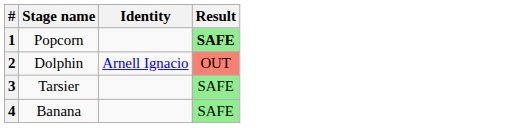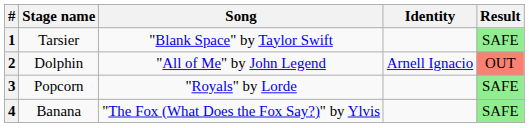+ column: (241, 16)
(59, 39) Popcorn -> (59, 39) Tarsier
(216, 39) bold -> (500, 39) normal
(59, 87) Tarsier -> (59, 87) Popcorn
